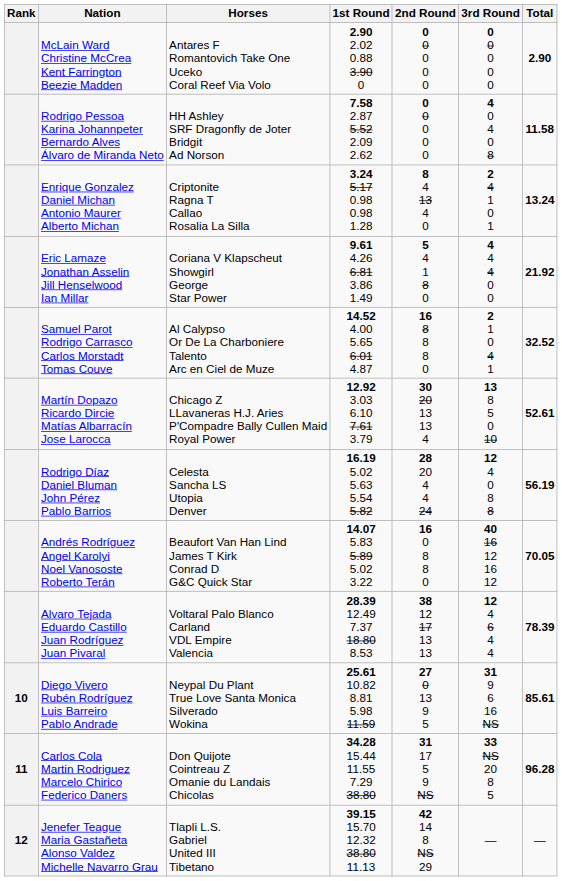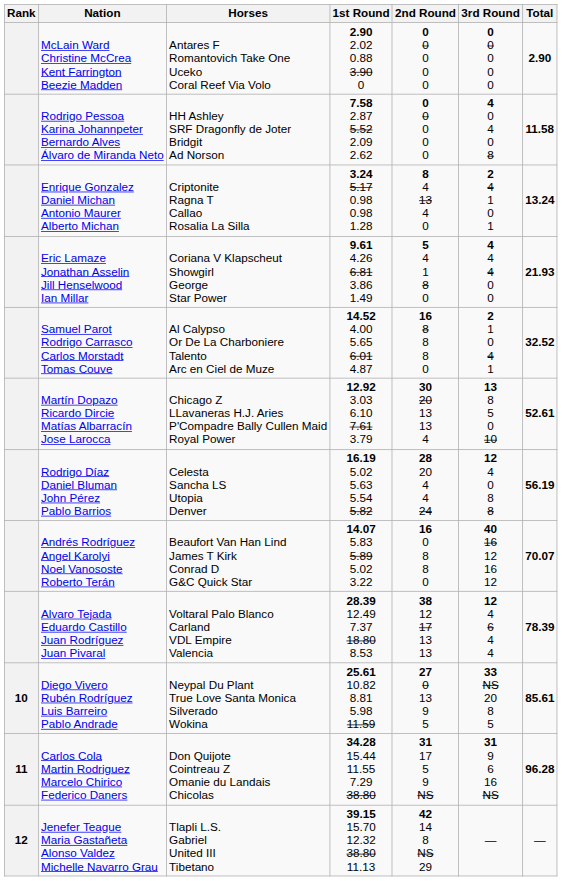(540, 271) 21.92 -> (540, 271) 21.93
(540, 556) 70.05 -> (540, 556) 70.07
(491, 698) 31 9 6 16 NS -> (491, 698) 33 NS 20 8 5
(491, 769) 33 NS 20 8 5 -> (491, 769) 31 9 6 16 NS
